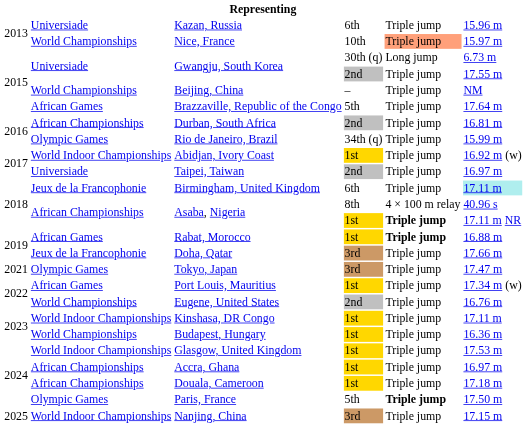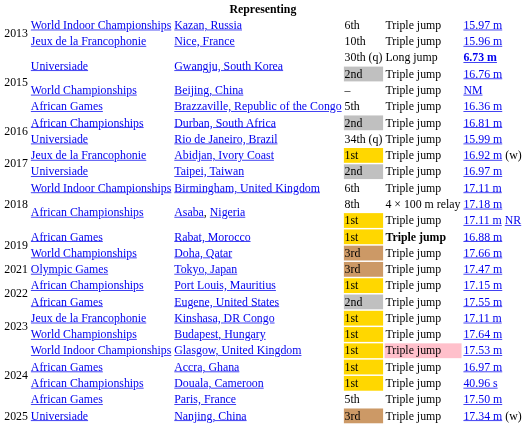(59, 25) Universiade -> (101, 25) World Indoor Championships
(483, 25) 15.96 m -> (483, 25) 15.97 m
(84, 41) World Championships -> (89, 41) Jeux de la Francophonie
(413, 41) lightsalmon background -> (413, 41) no background
(483, 41) 15.97 m -> (483, 41) 15.96 m
(480, 57) normal -> (480, 57) bold
(483, 74) 17.55 m -> (483, 74) 16.76 m
(483, 106) 17.64 m -> (483, 106) 16.36 m
(69, 139) Olympic Games -> (59, 139) Universiade
(101, 155) World Indoor Championships -> (89, 155) Jeux de la Francophonie
(89, 188) Jeux de la Francophonie -> (101, 188) World Indoor Championships
(483, 188) paleturquoise background -> (483, 188) no background
(481, 204) 40.96 s -> (483, 204) 17.18 m
(416, 220) bold -> (413, 220) normal
(89, 253) Jeux de la Francophonie -> (84, 253) World Championships
(67, 285) African Games -> (87, 285) African Championships
(493, 285) 17.34 m (w) -> (483, 285) 17.15 m
(84, 302) World Championships -> (67, 302) African Games
(483, 302) 16.76 m -> (483, 302) 17.55 m
(101, 318) World Indoor Championships -> (89, 318) Jeux de la Francophonie
(483, 334) 16.36 m -> (483, 334) 17.64 m
(413, 350) no background -> (413, 350) pink background
(87, 367) African Championships -> (67, 367) African Games
(483, 383) 17.18 m -> (481, 383) 40.96 s
(69, 399) Olympic Games -> (67, 399) African Games
(416, 399) bold -> (413, 399) normal
(101, 416) World Indoor Championships -> (59, 416) Universiade
(483, 416) 17.15 m -> (493, 416) 17.34 m (w)
